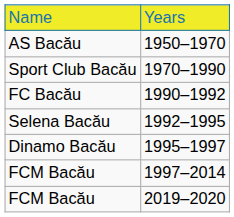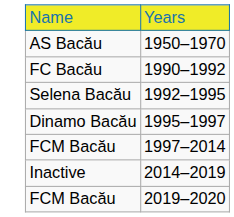- row: (185, 69)
+ row: (185, 173)
